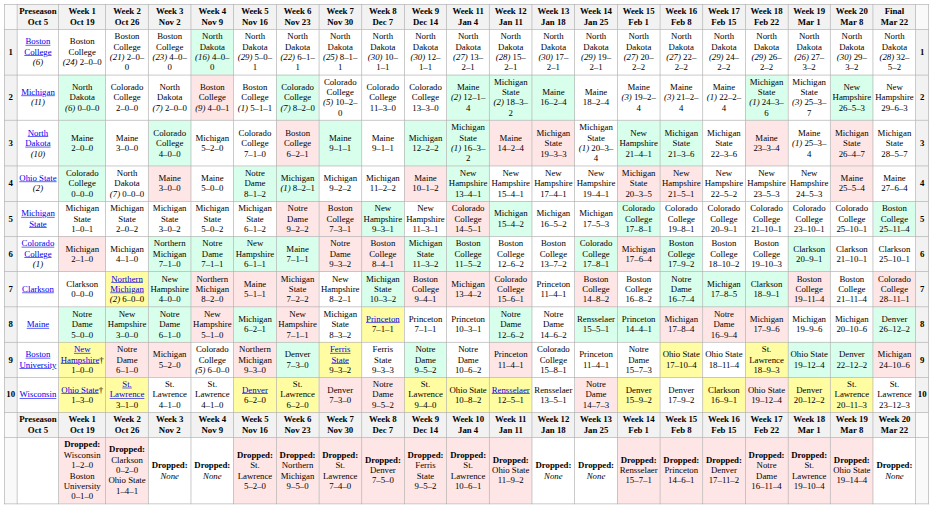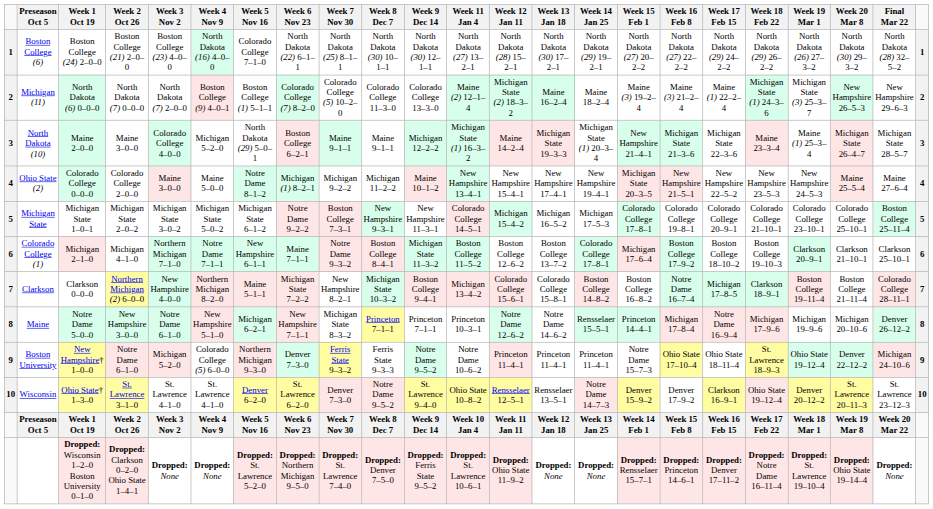(255, 52) North Dakota (29) 5–0–1 -> (255, 52) Colorado College 7–1–0
(127, 98) Colorado College 2–0–0 -> (127, 98) North Dakota (7) 0–0–0
(255, 143) Colorado College 7–1–0 -> (255, 143) North Dakota (29) 5–0–1
(127, 184) North Dakota (7) 0–0–0 -> (127, 184) Colorado College 2–0–0
(553, 289) Princeton 11–4–1 -> (553, 289) Colorado College 15–8–1
(553, 360) Colorado College 15–8–1 -> (553, 360) Princeton 11–4–1
